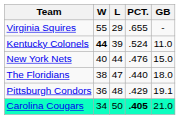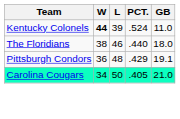- row: (41, 28)
- row: (39, 59)
(117, 75) 47 -> (117, 43) 46
(138, 106) bold -> (138, 75) normal
